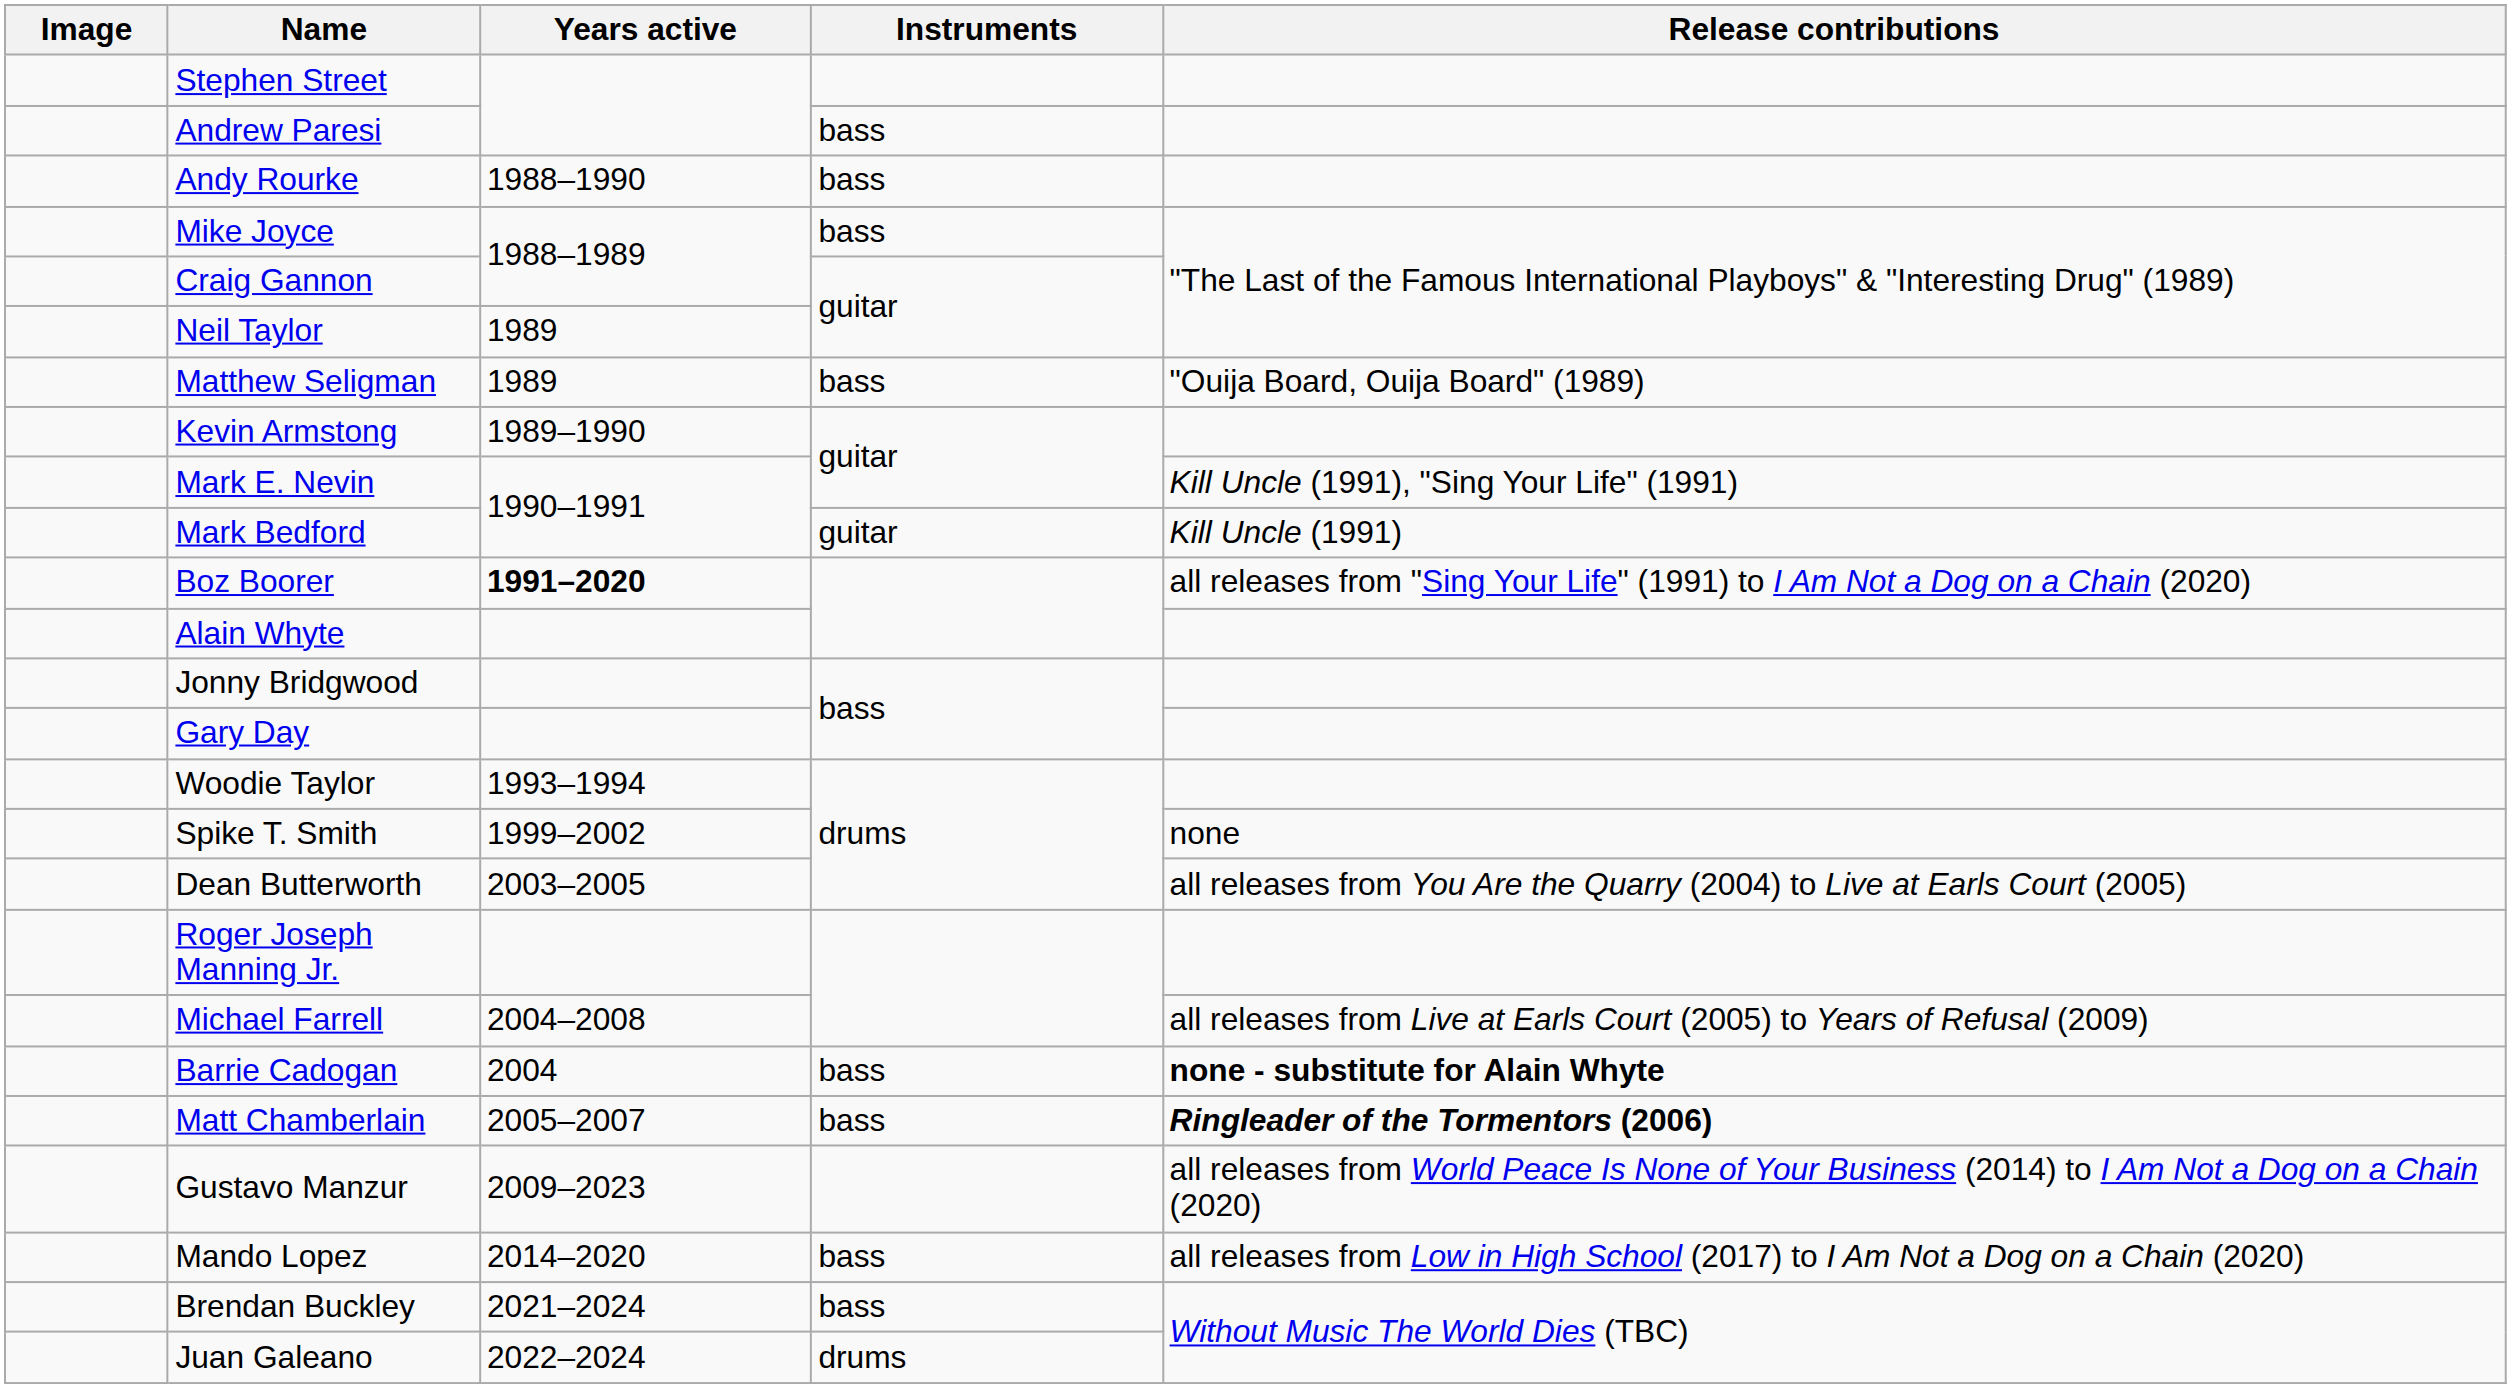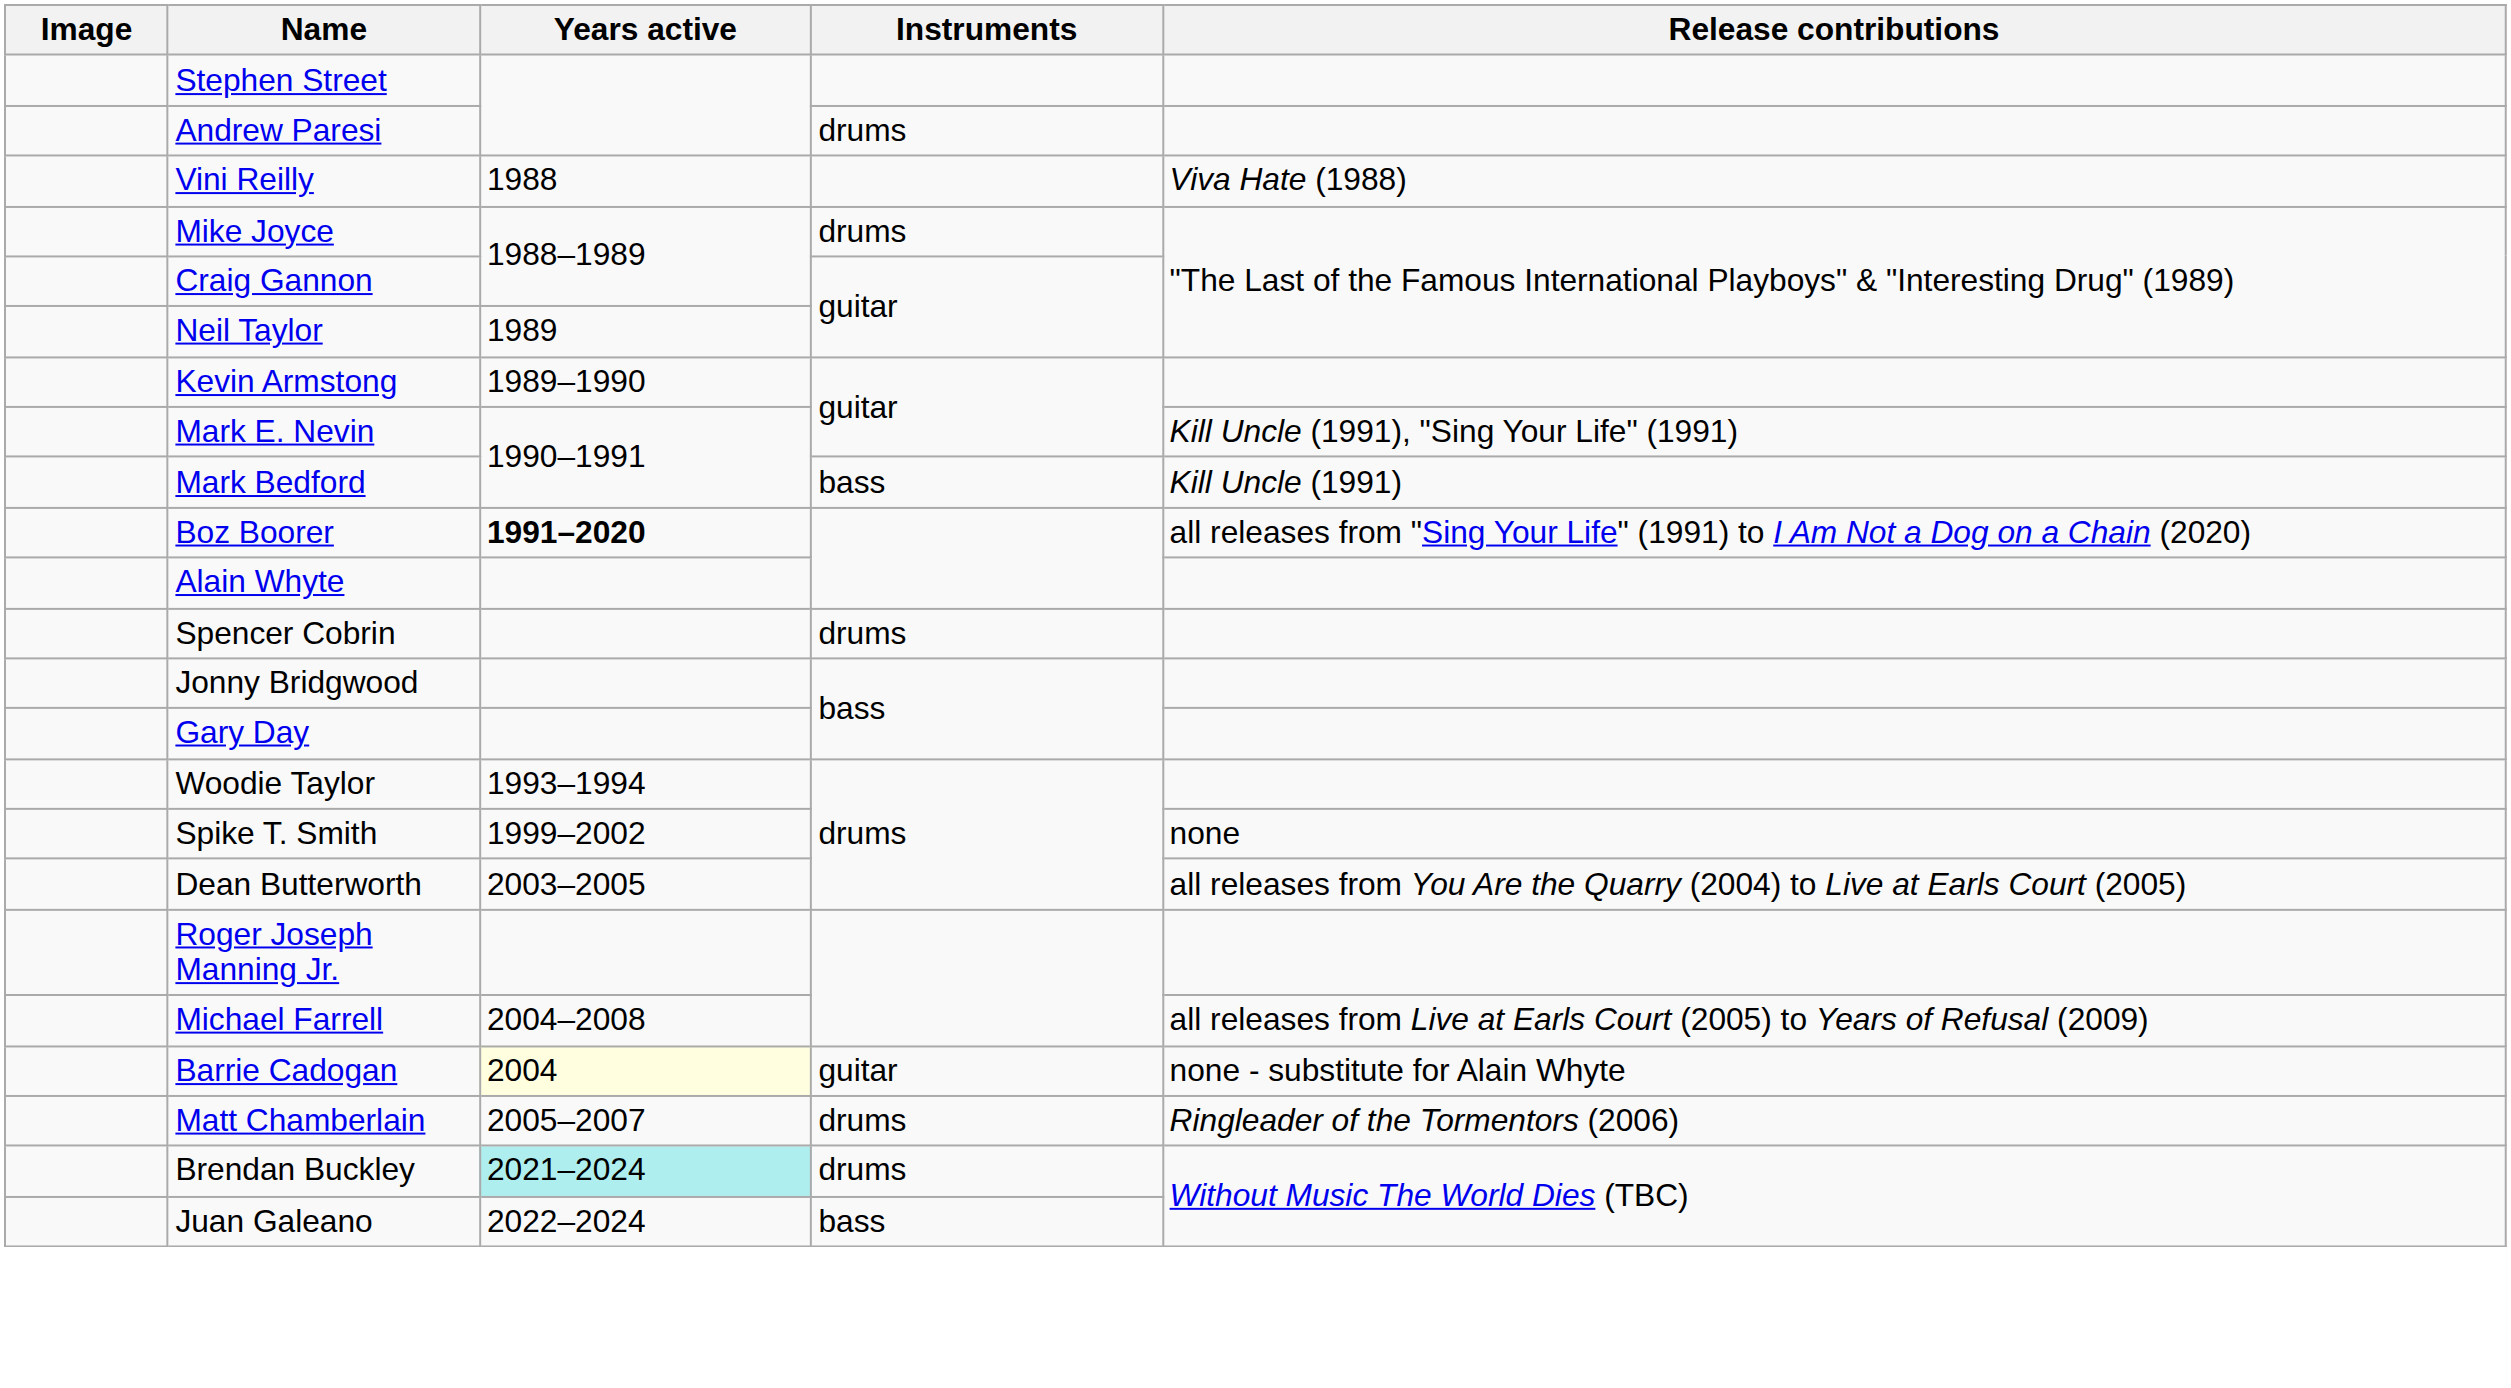(852, 130) bass -> (862, 130) drums
+ row: (245, 180)
- row: (267, 180)
(852, 230) bass -> (862, 230) drums
- row: (306, 381)
(858, 532) guitar -> (852, 481) bass
+ row: (285, 632)
(522, 1070) no background -> (522, 1070) lightyellow background
(852, 1070) bass -> (858, 1070) guitar
(1417, 1070) bold -> (1398, 1070) normal
(852, 1120) bass -> (862, 1120) drums
(1441, 1120) bold -> (1424, 1120) normal
- row: (292, 1188)
- row: (271, 1256)
(566, 1306) no background -> (566, 1170) paleturquoise background
(852, 1306) bass -> (862, 1170) drums
(862, 1356) drums -> (852, 1220) bass
